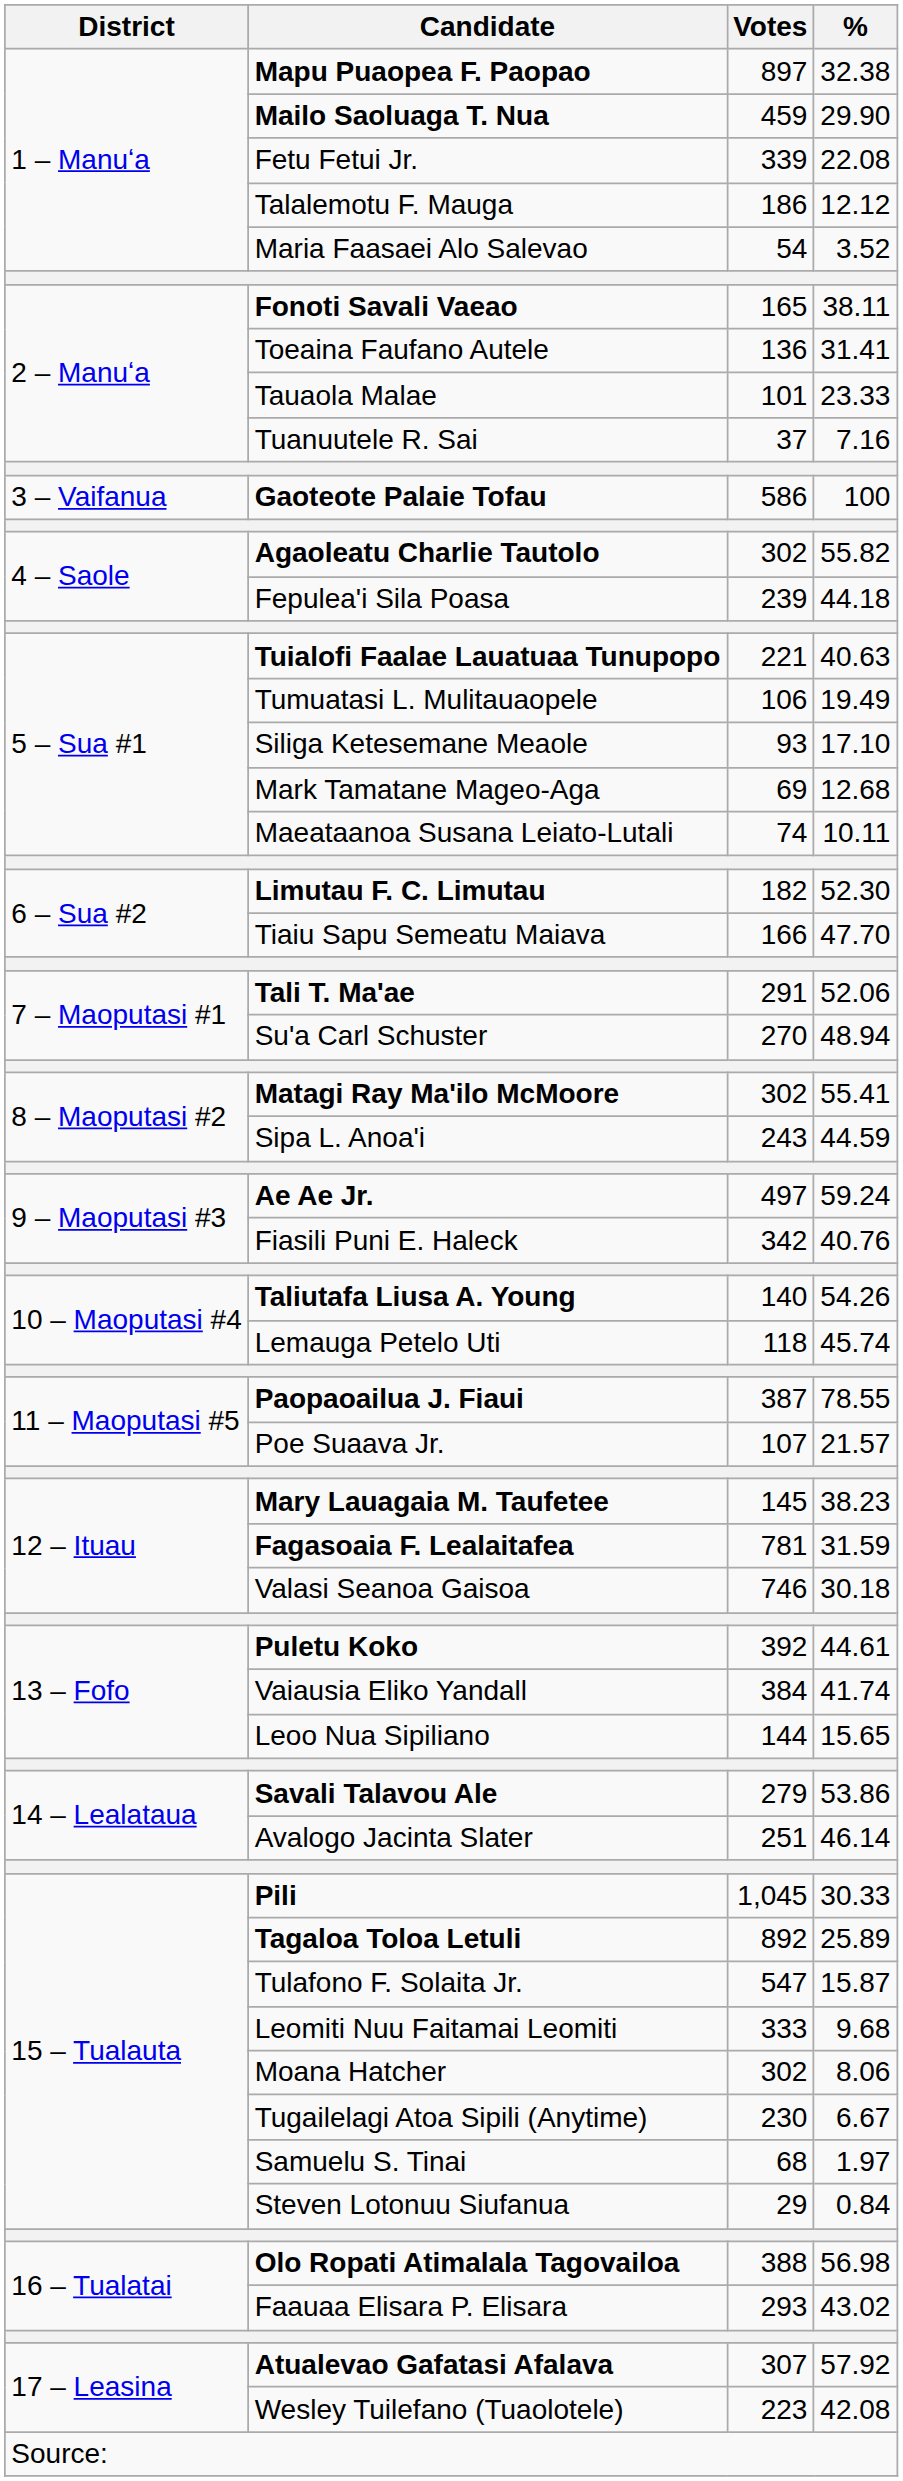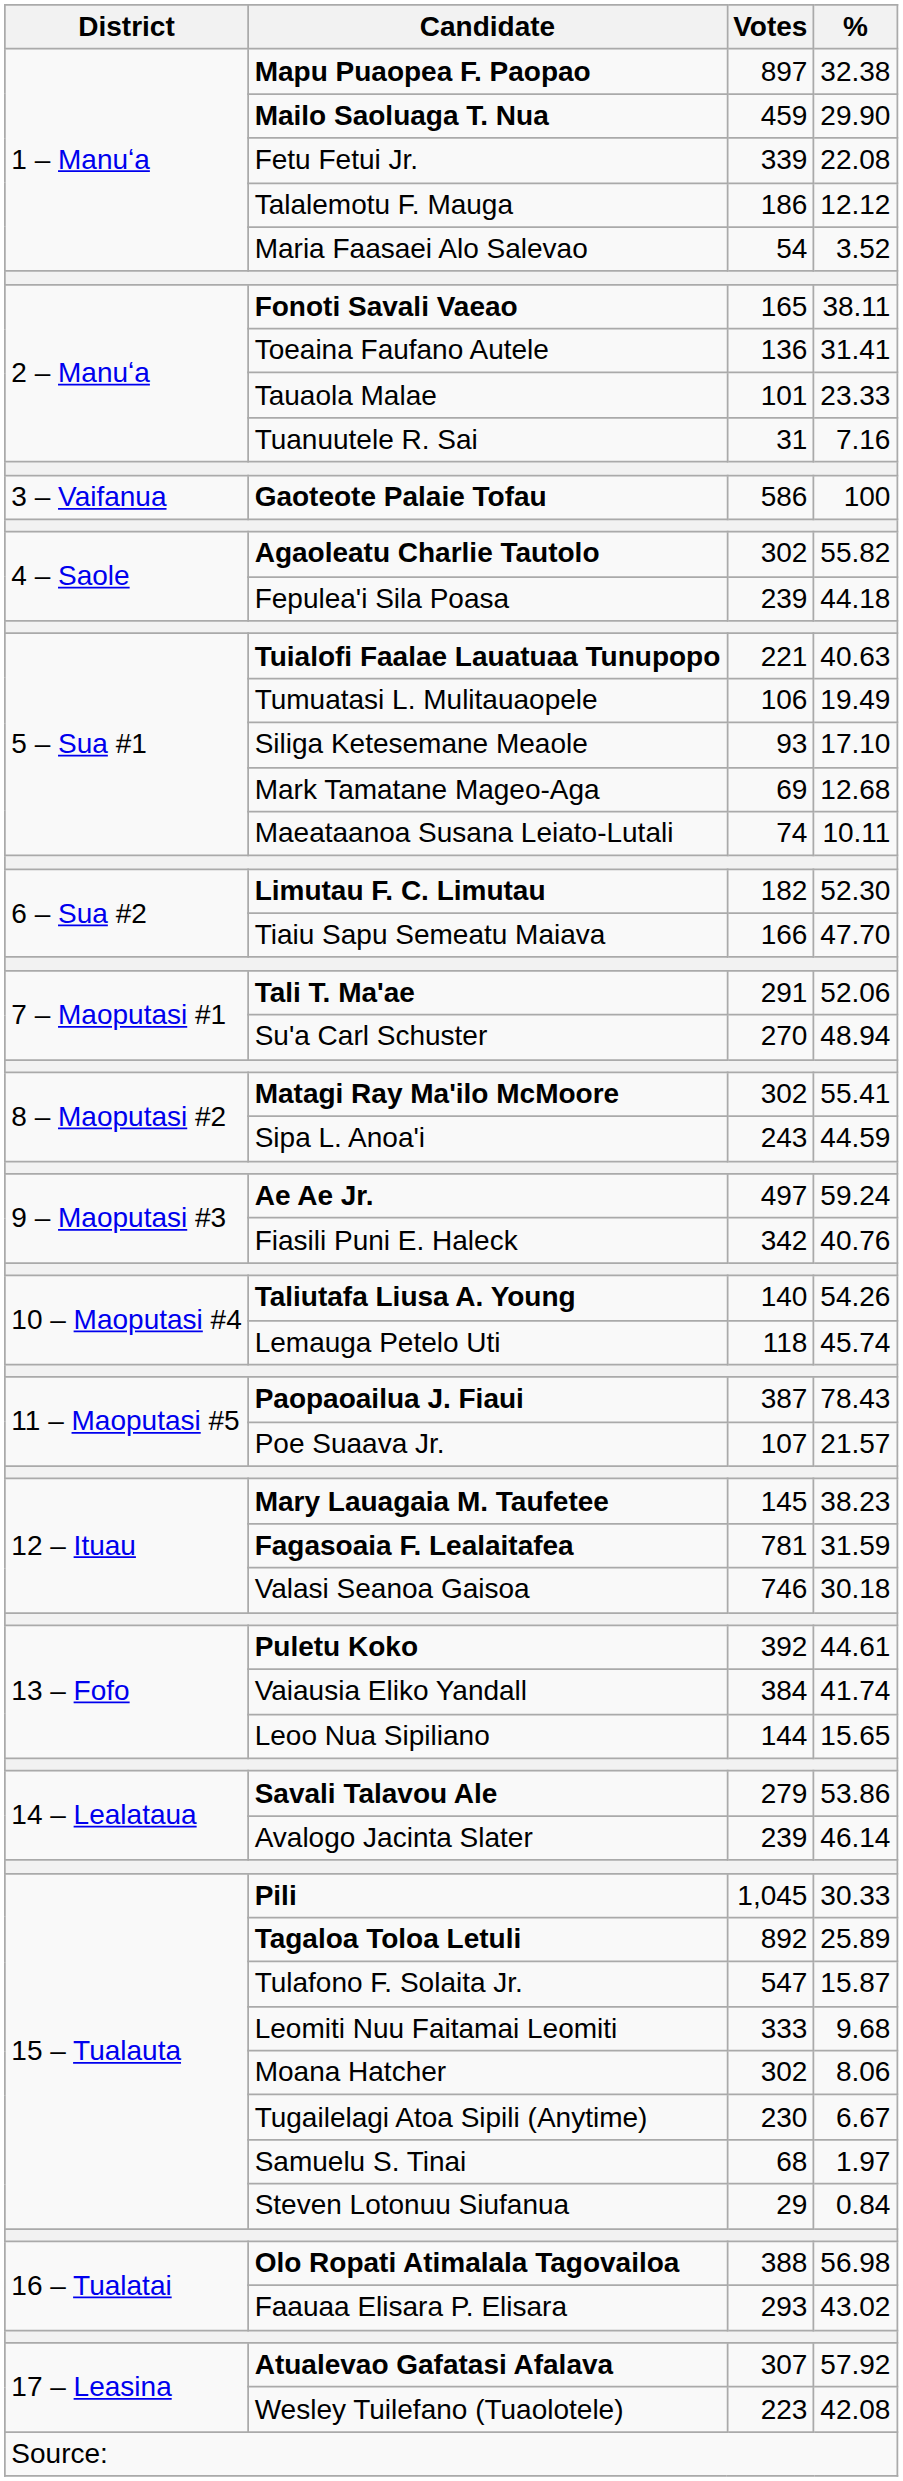(792, 439) 37 -> (792, 439) 31
(855, 1399) 78.55 -> (855, 1399) 78.43
(784, 1837) 251 -> (784, 1837) 239
